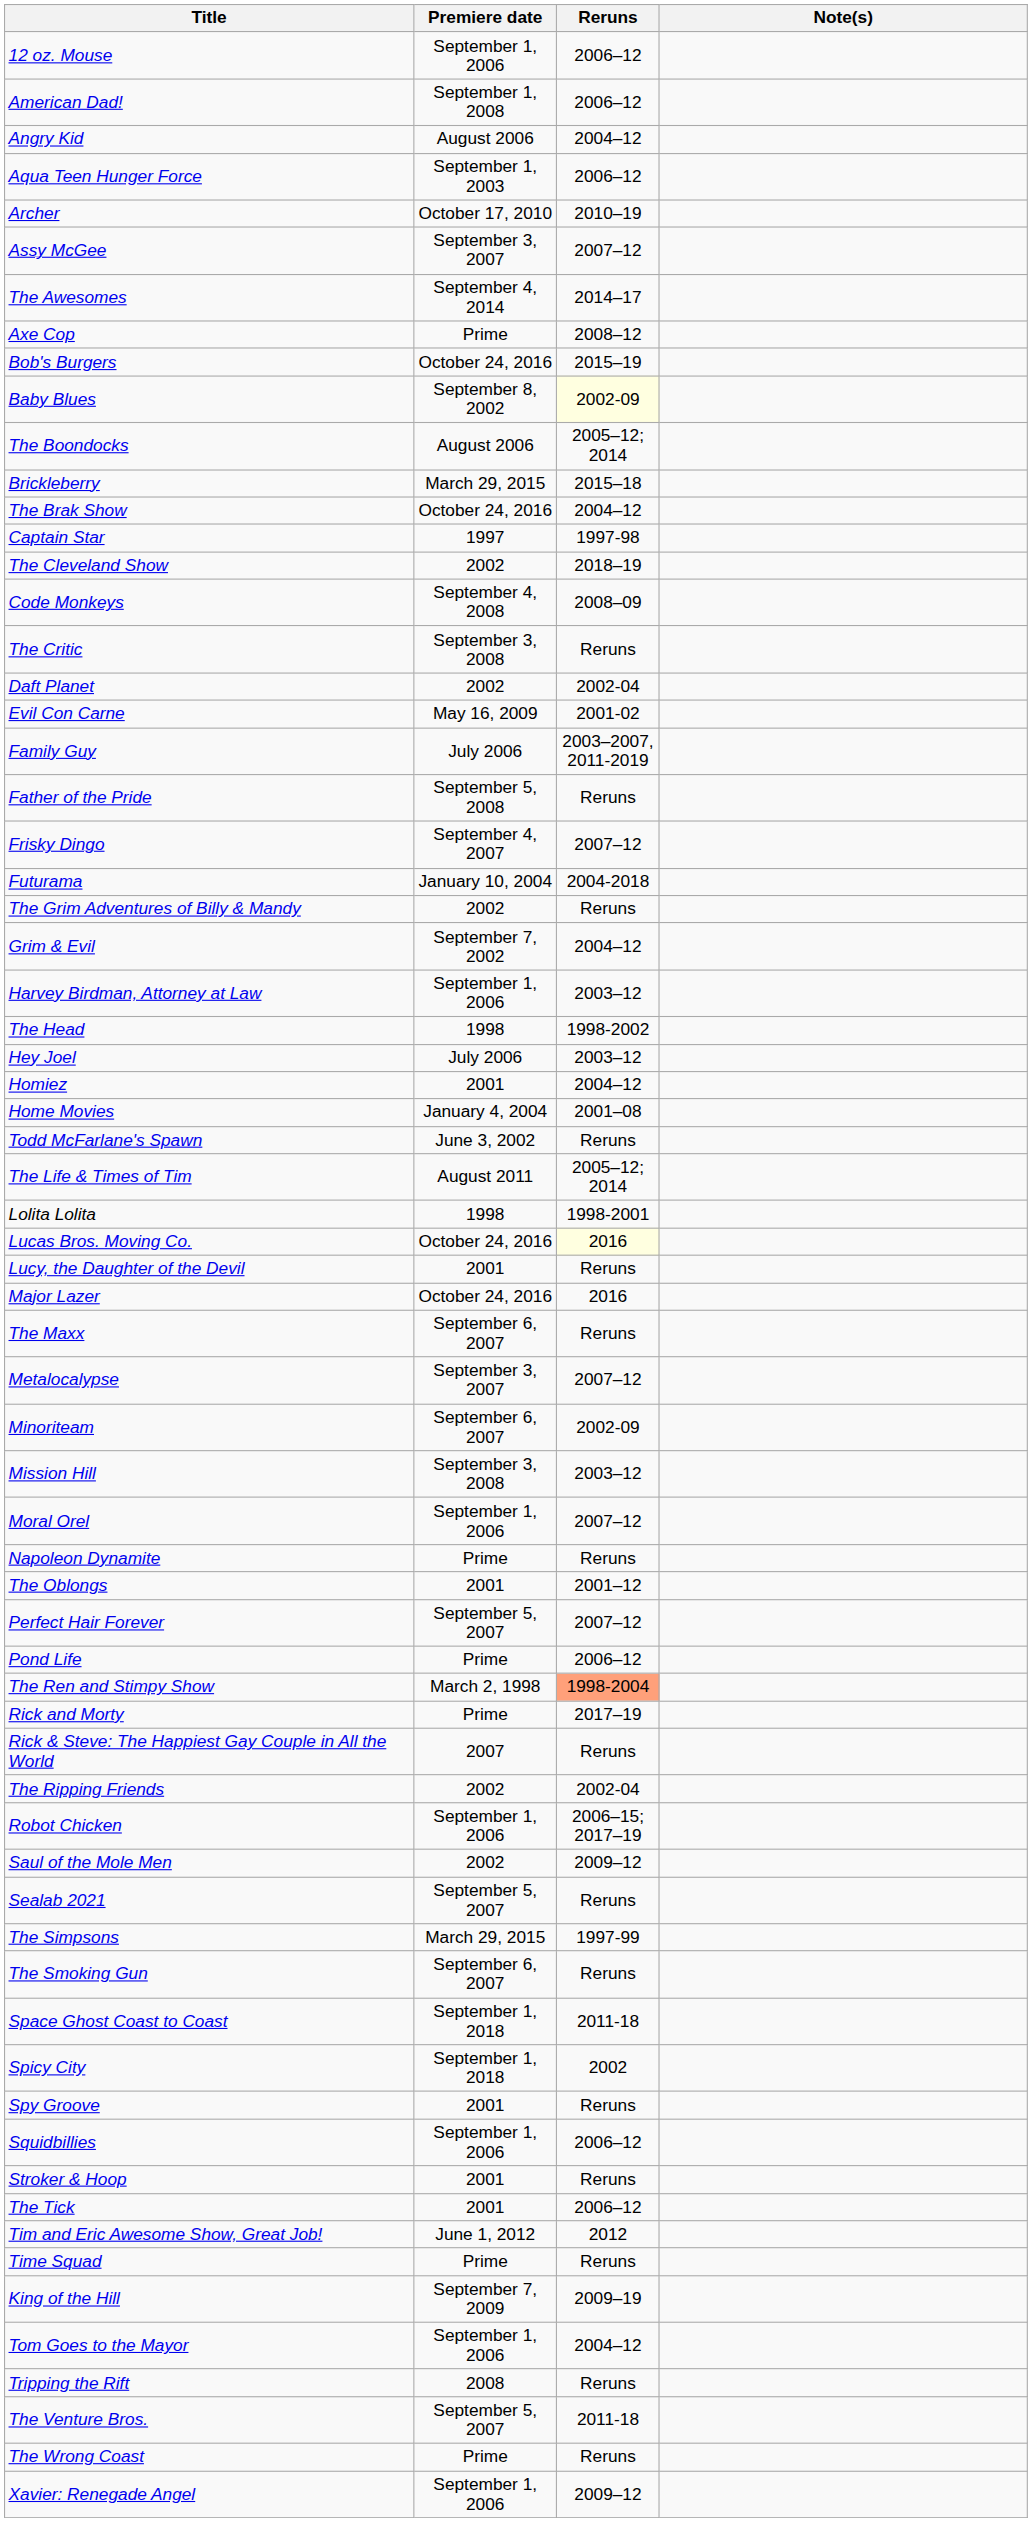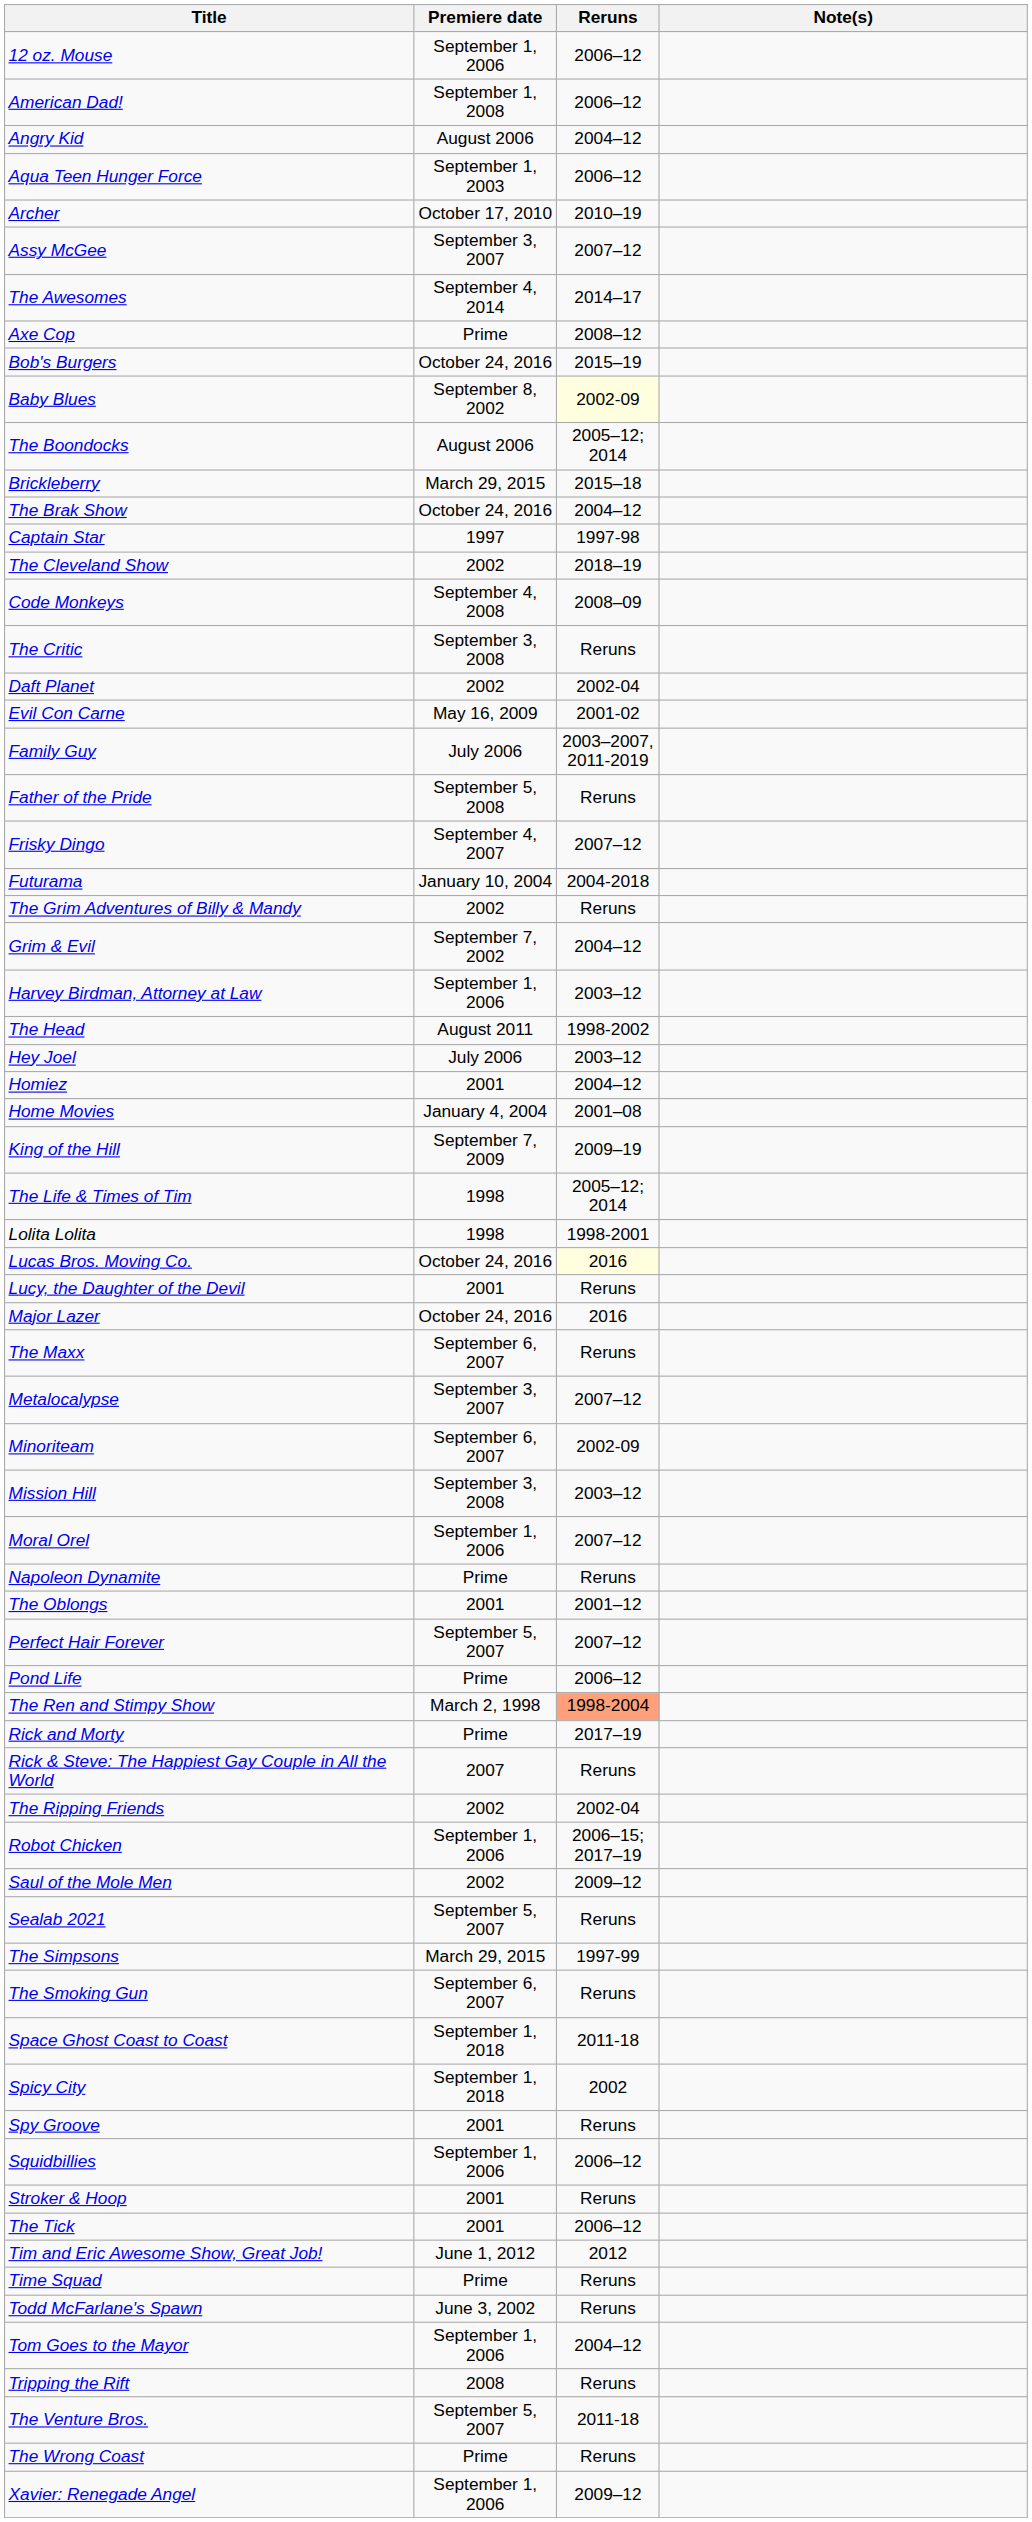(485, 1030) 1998 -> (485, 1030) August 2011
rows swapped: (64, 2298) <-> (105, 1139)
(485, 1177) August 2011 -> (485, 1196) 1998
